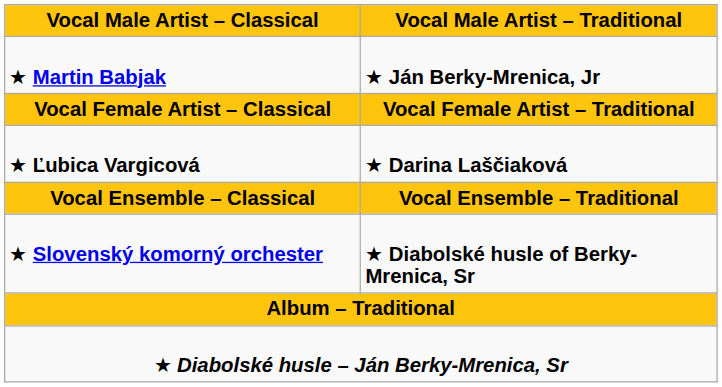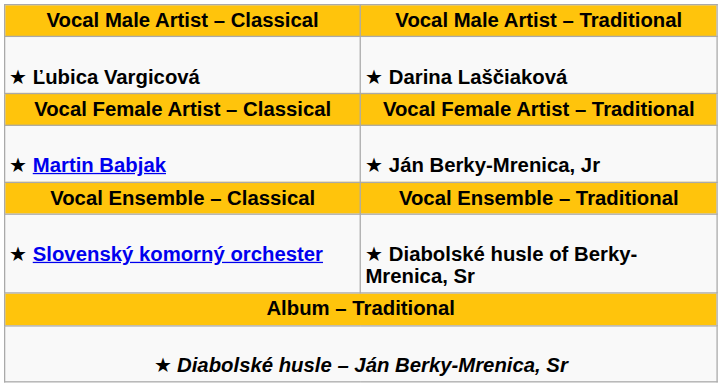rows swapped: (88, 76) <-> (105, 165)
